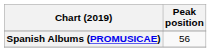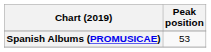(184, 39) 56 -> (184, 39) 53
